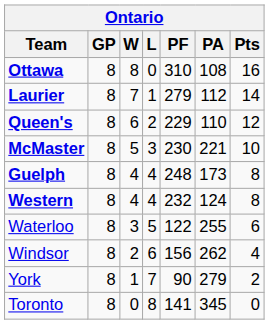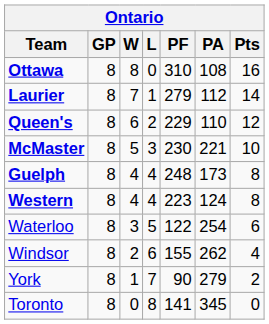(178, 201) 232 -> (178, 201) 223
(213, 227) 255 -> (213, 227) 254
(178, 253) 156 -> (178, 253) 155
